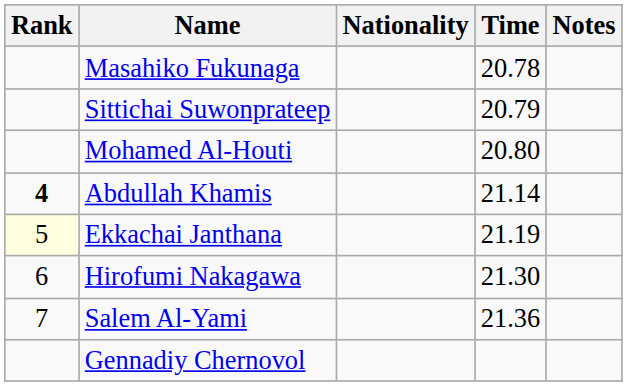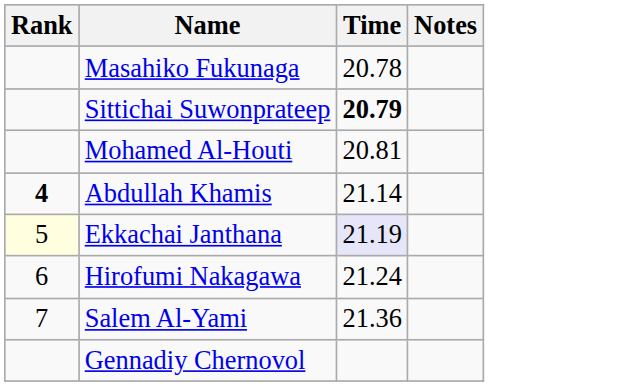- column: (406, 25)
(511, 109) normal -> (372, 109) bold
(511, 151) 20.80 -> (372, 151) 20.81
(511, 234) no background -> (372, 234) lavender background
(511, 276) 21.30 -> (372, 276) 21.24
